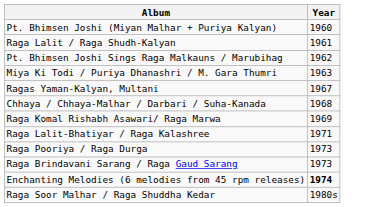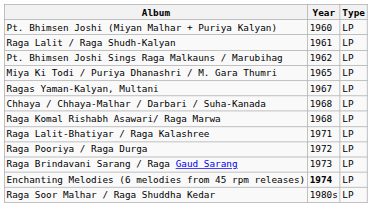+ column: (354, 12)
(321, 73) 1963 -> (321, 73) 1965
(321, 119) 1969 -> (321, 119) 1968
(321, 149) 1973 -> (321, 149) 1972
